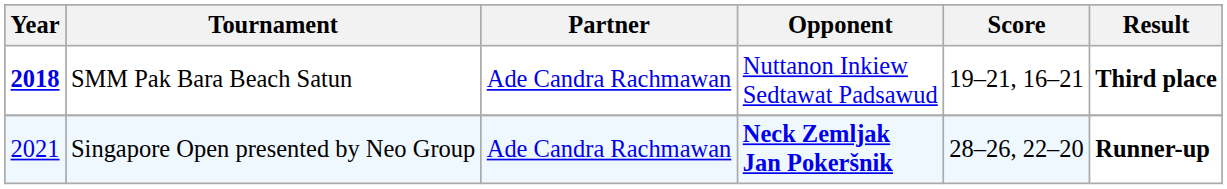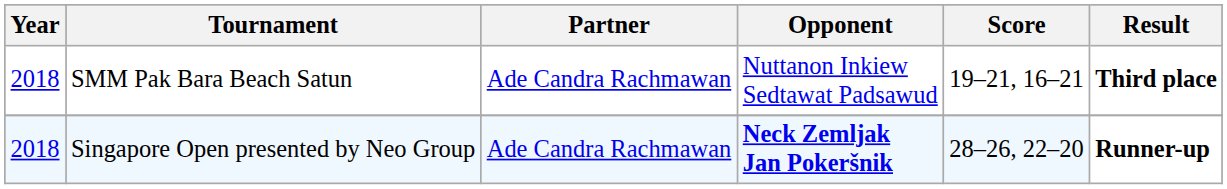(35, 79) bold -> (35, 79) normal
(35, 149) 2021 -> (35, 149) 2018
